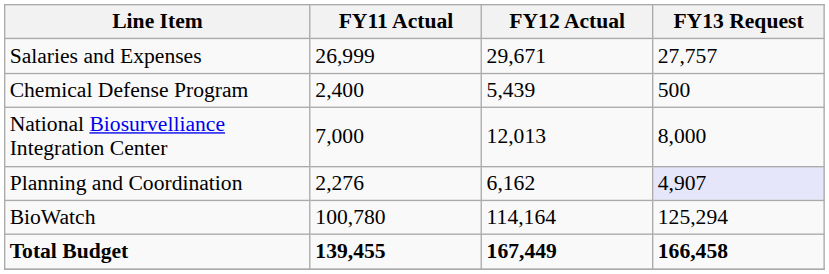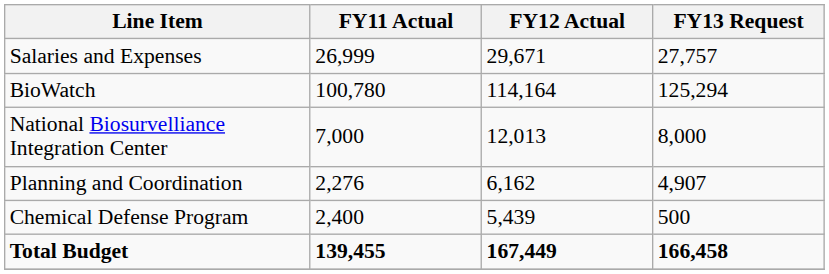rows swapped: (53, 217) <-> (129, 90)
(682, 182) lavender background -> (682, 182) no background
